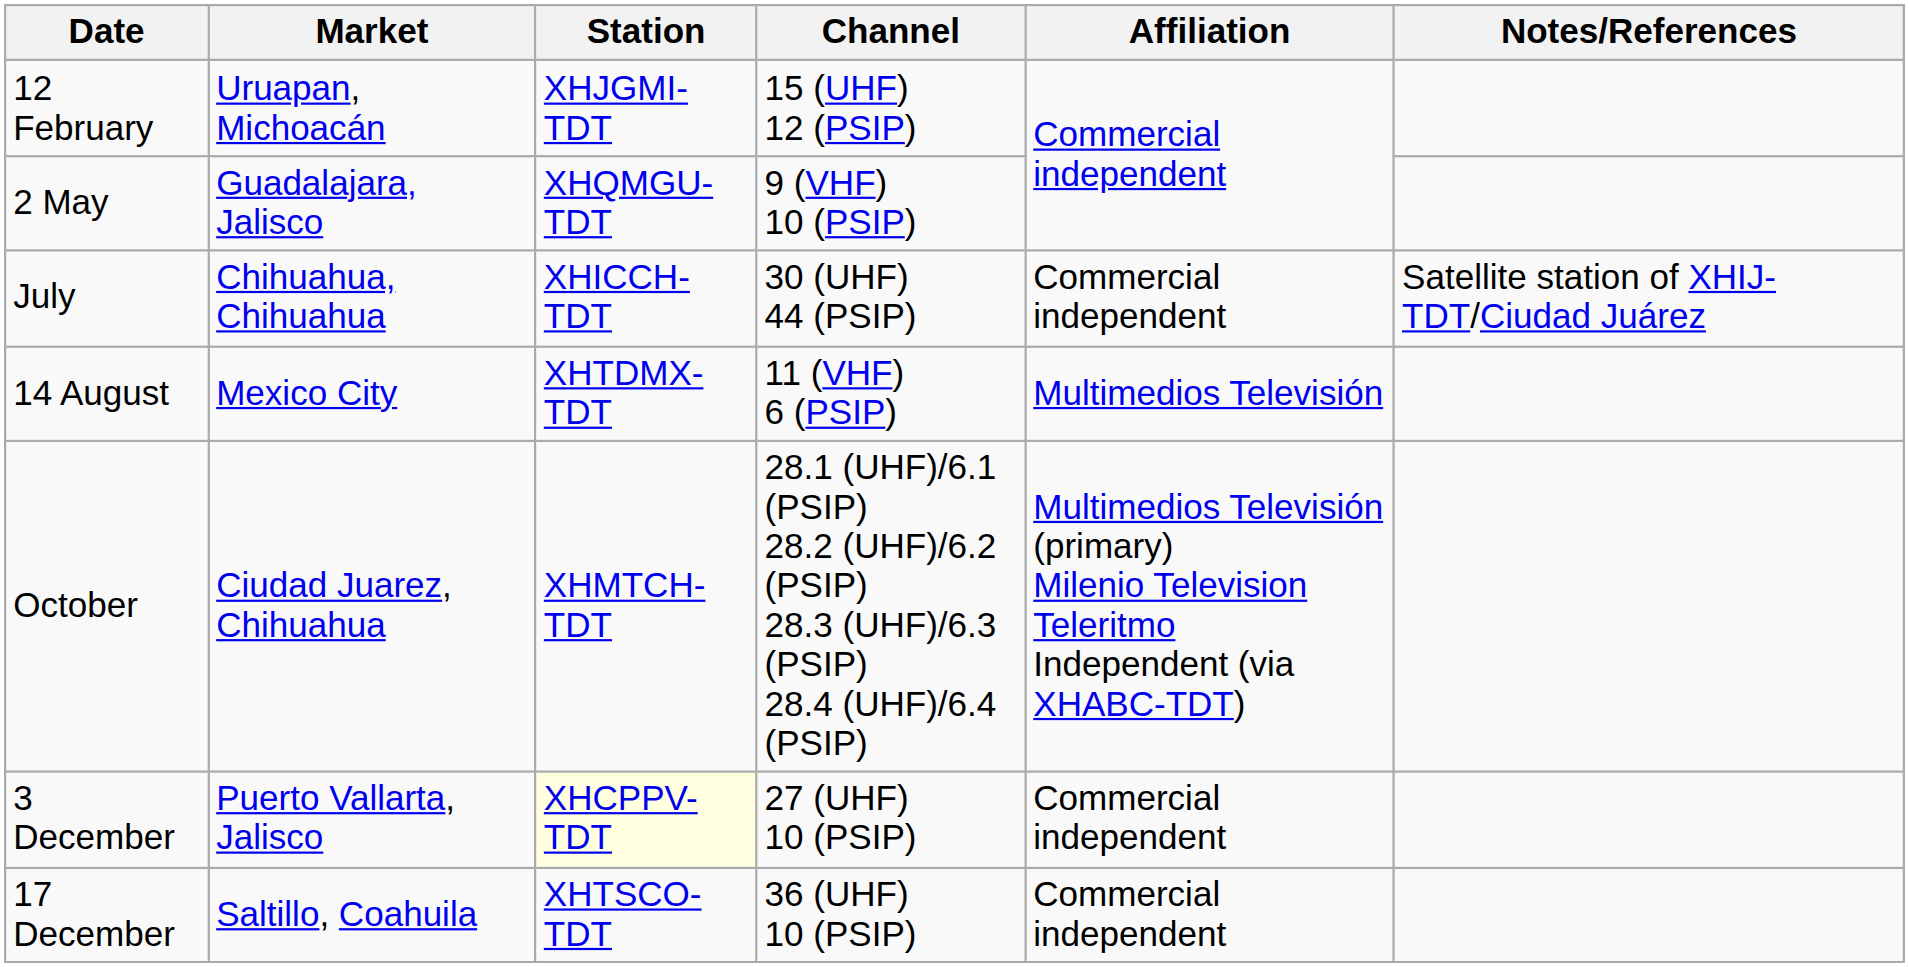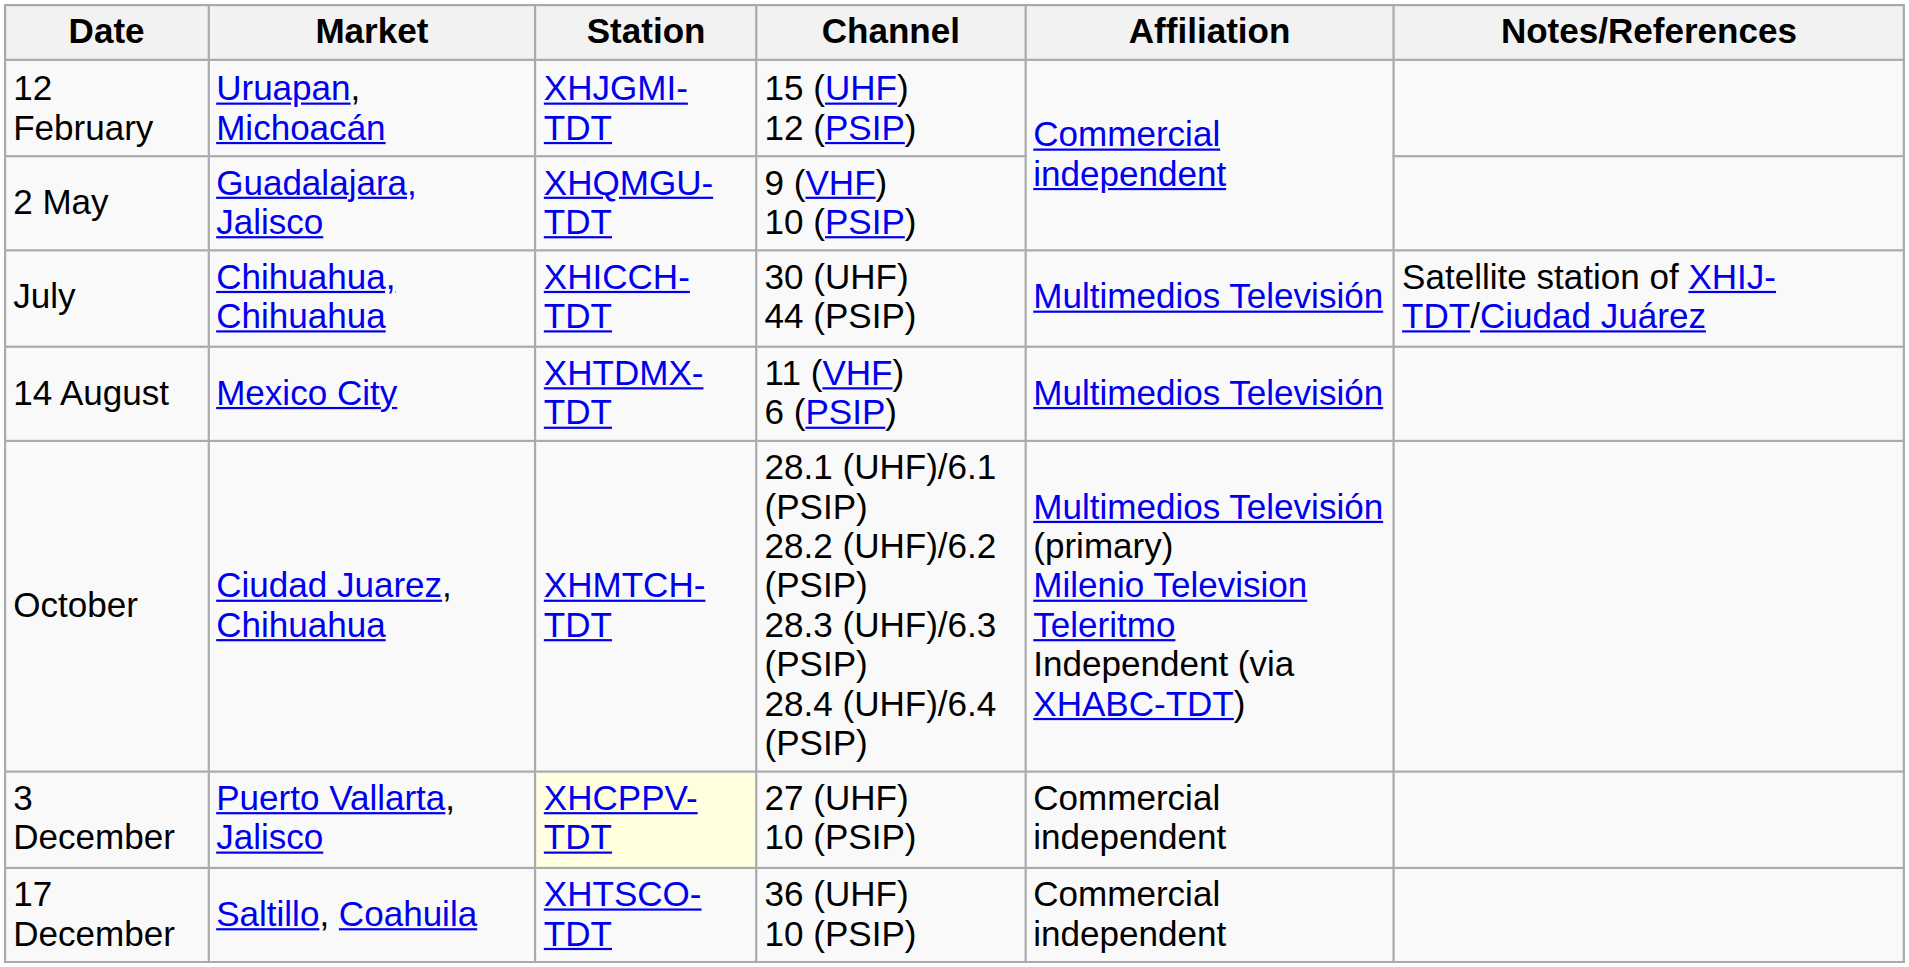(1130, 297) Commercial independent -> (1208, 297) Multimedios Televisión
